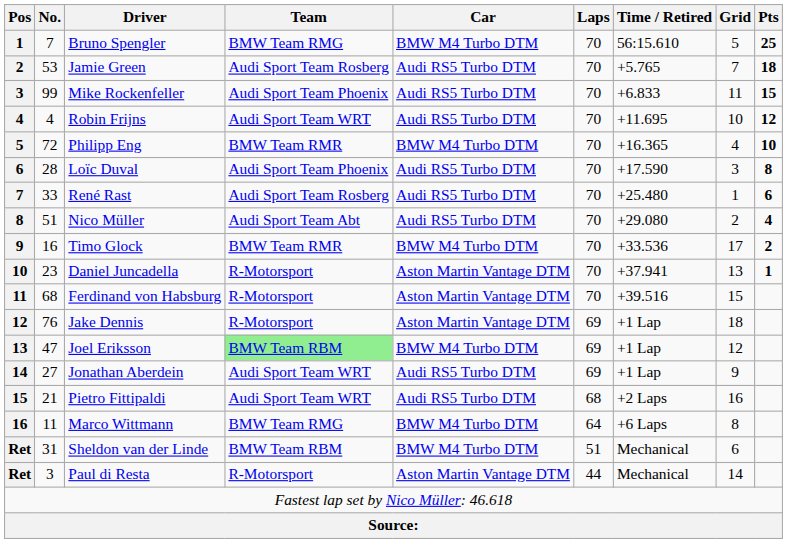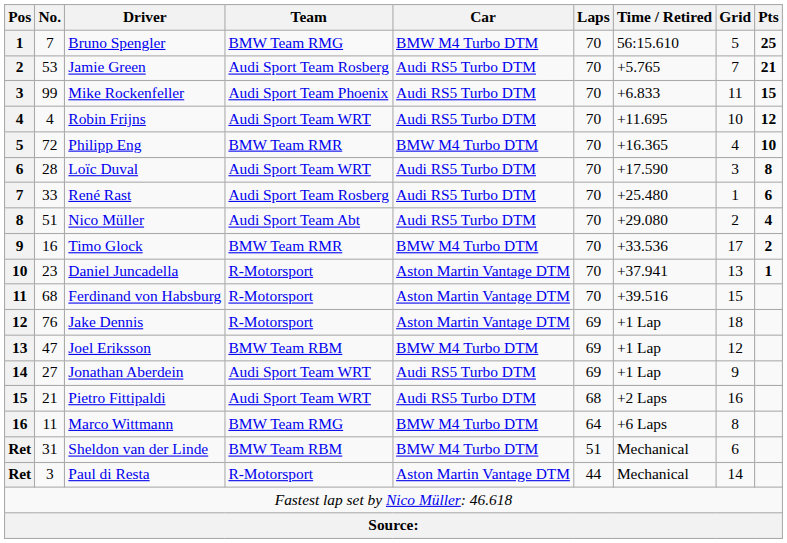(768, 68) 18 -> (768, 68) 21
(308, 170) Audi Sport Team Phoenix -> (300, 170) Audi Sport Team WRT
(285, 347) lightgreen background -> (285, 347) no background
